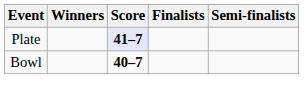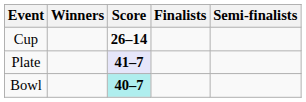+ row: (26, 39)
(128, 62) no background -> (129, 85) paleturquoise background
